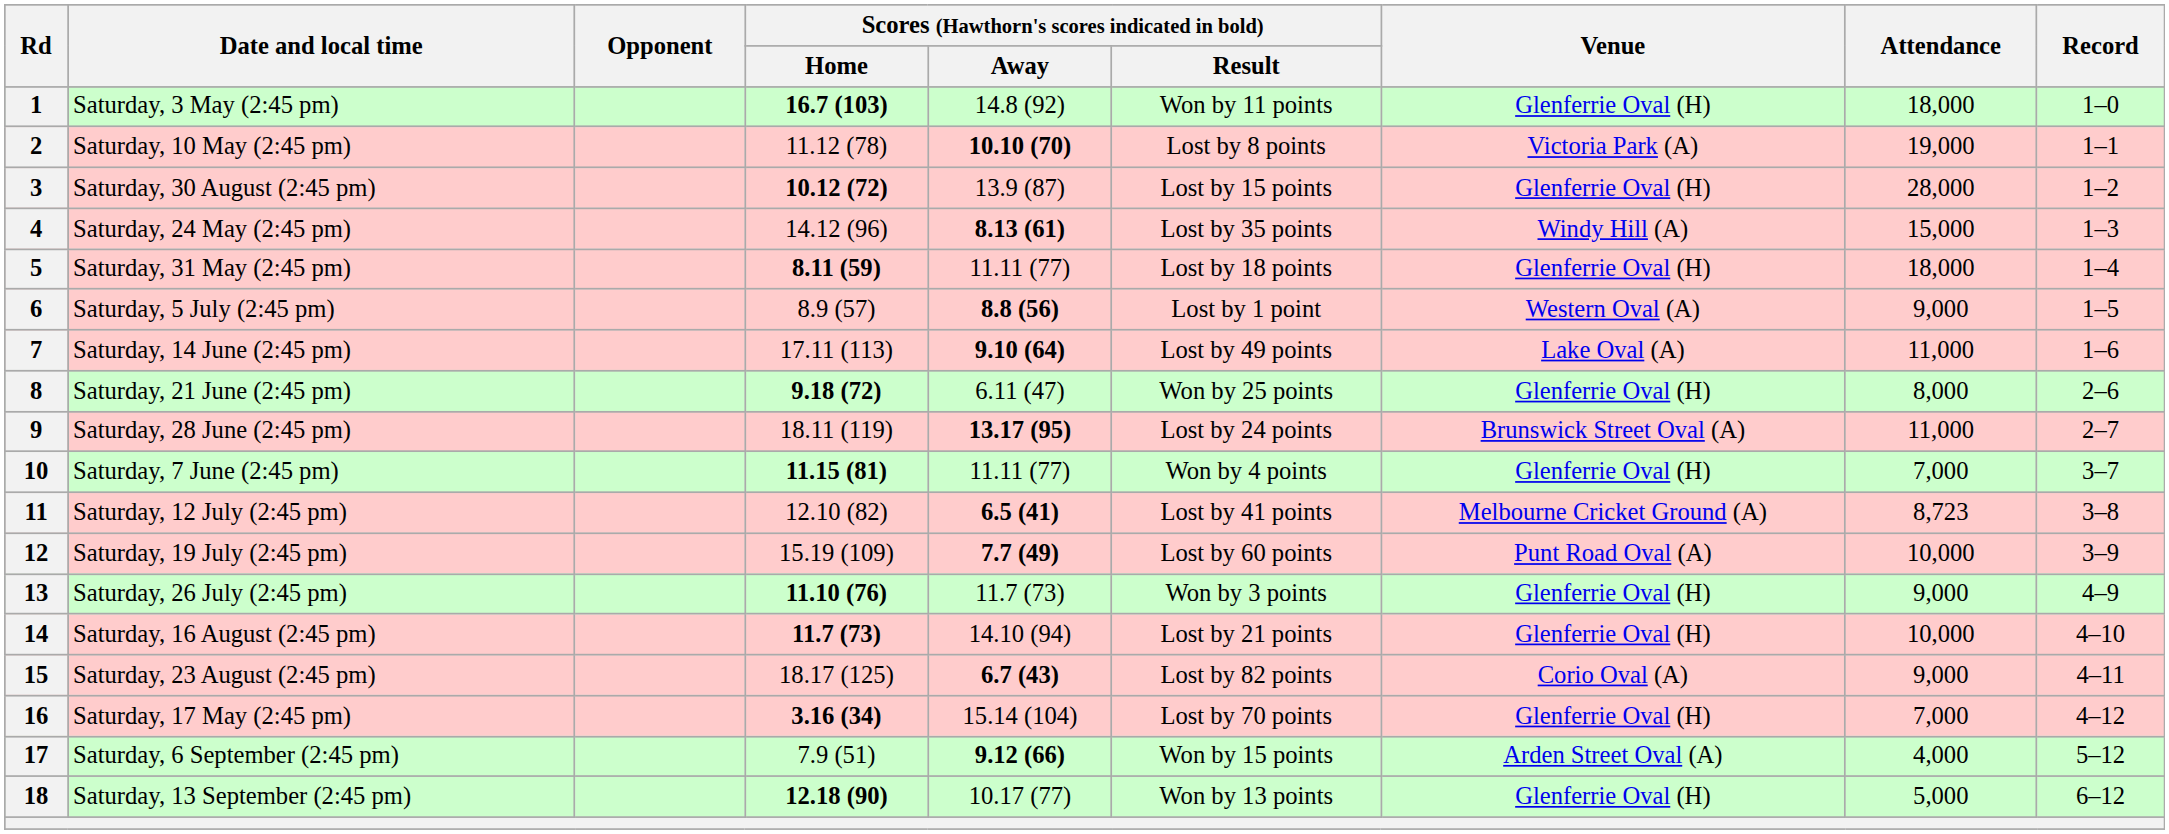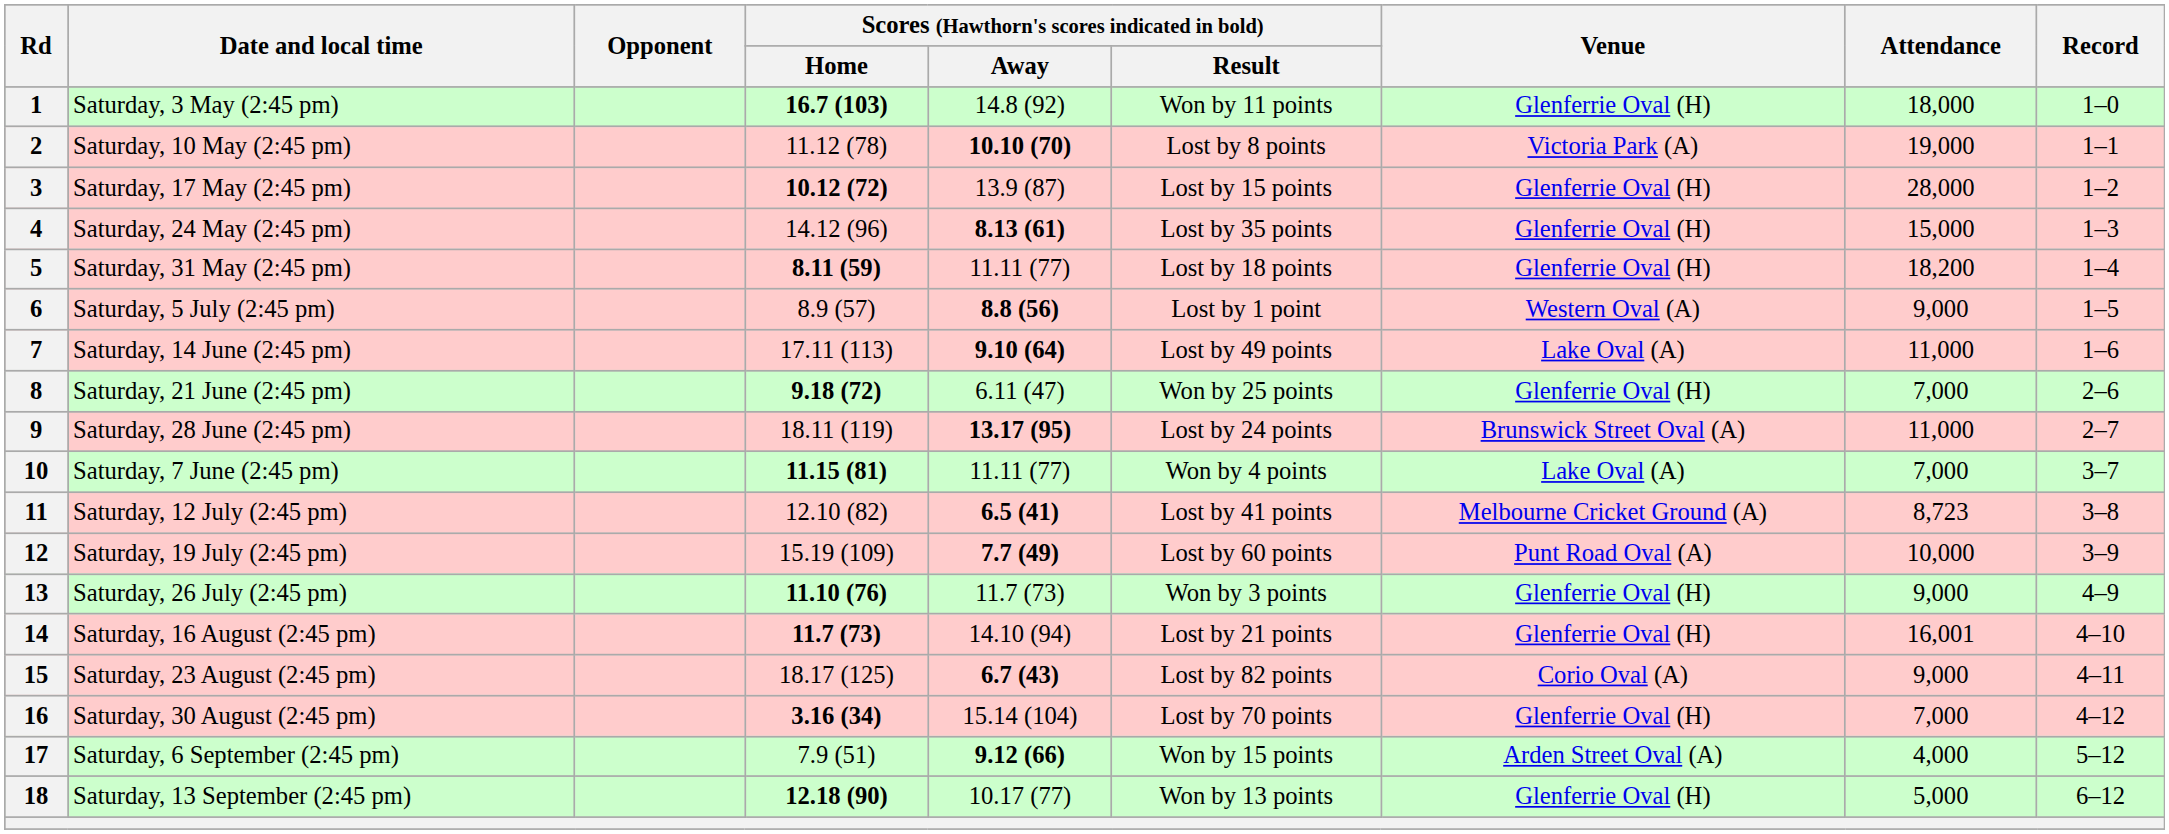(224, 187) Saturday, 30 August (2:45 pm) -> (212, 187) Saturday, 17 May (2:45 pm)
(1613, 228) Windy Hill (A) -> (1613, 228) Glenferrie Oval (H)
(1941, 268) 18,000 -> (1941, 268) 18,200
(1941, 390) 8,000 -> (1941, 390) 7,000
(1613, 471) Glenferrie Oval (H) -> (1613, 471) Lake Oval (A)
(1941, 634) 10,000 -> (1941, 634) 16,001
(212, 715) Saturday, 17 May (2:45 pm) -> (224, 715) Saturday, 30 August (2:45 pm)
